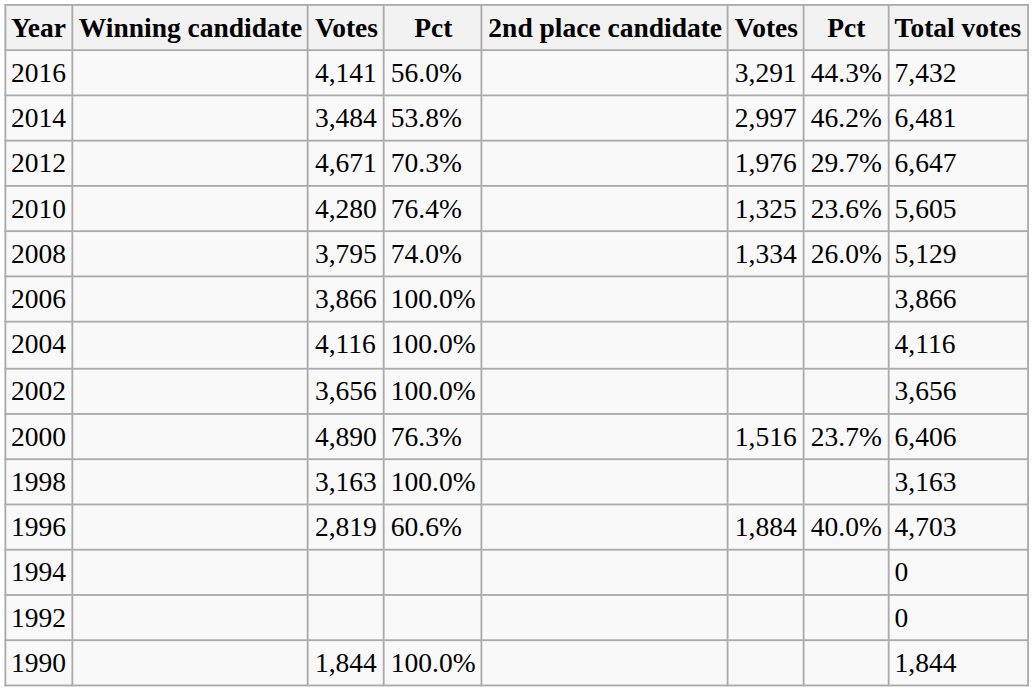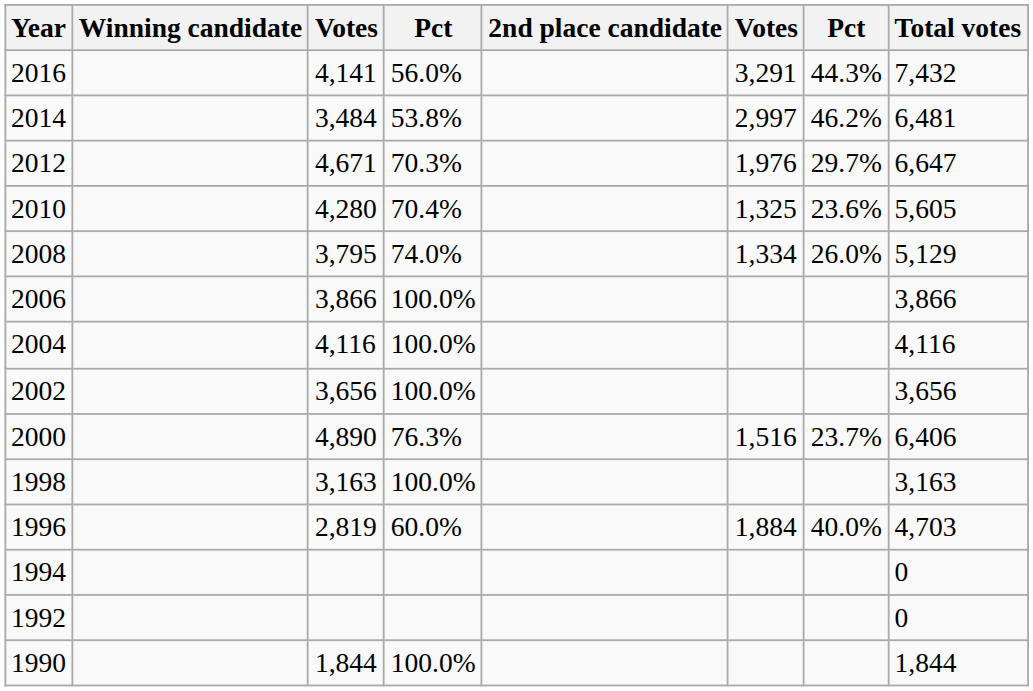(426, 208) 76.4% -> (426, 208) 70.4%
(426, 526) 60.6% -> (426, 526) 60.0%
